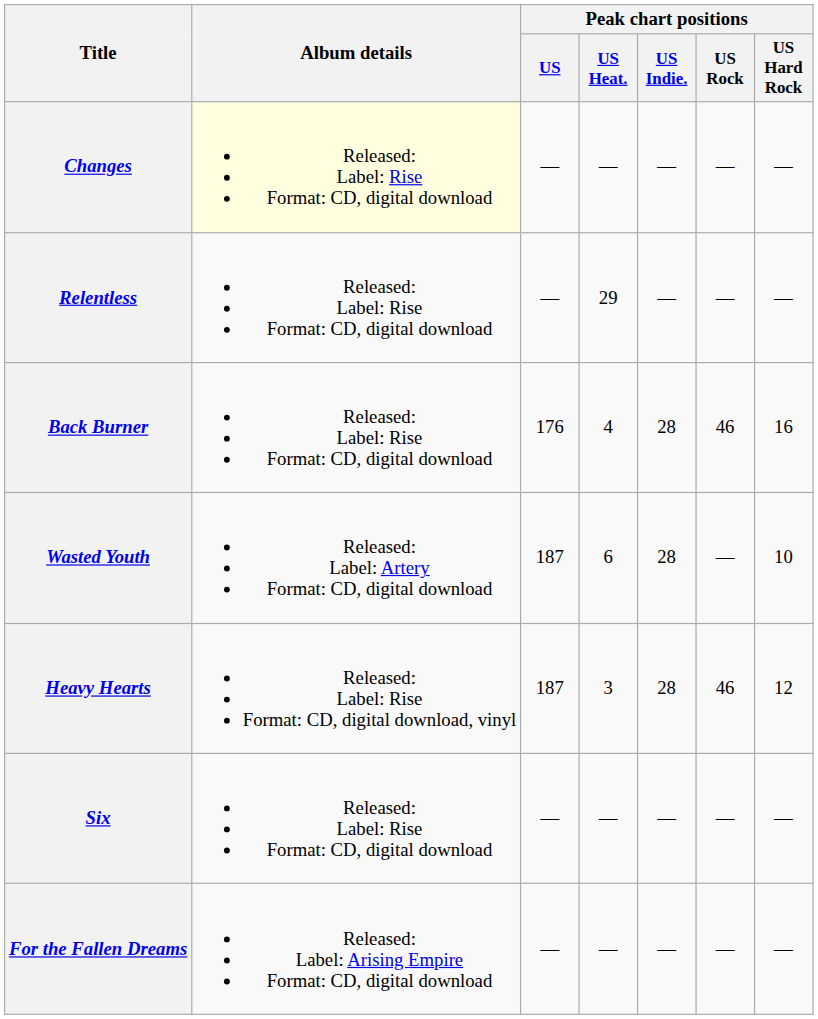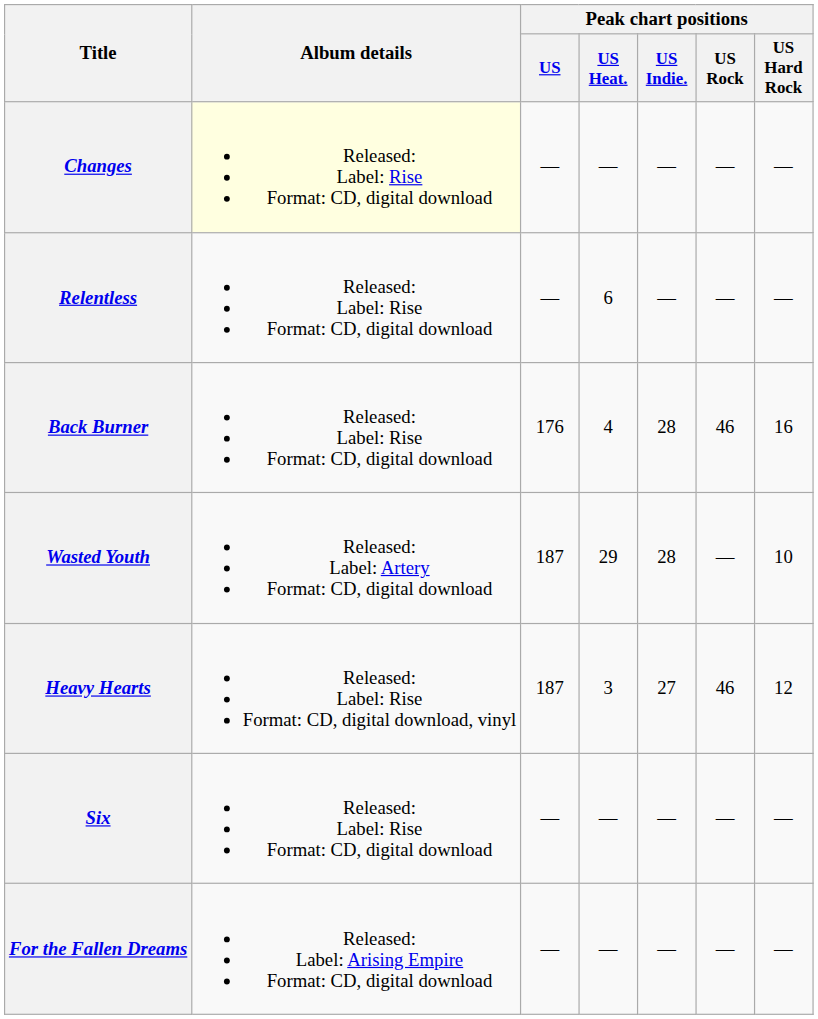(608, 297) 29 -> (608, 297) 6
(608, 557) 6 -> (608, 557) 29
(667, 688) 28 -> (667, 688) 27
